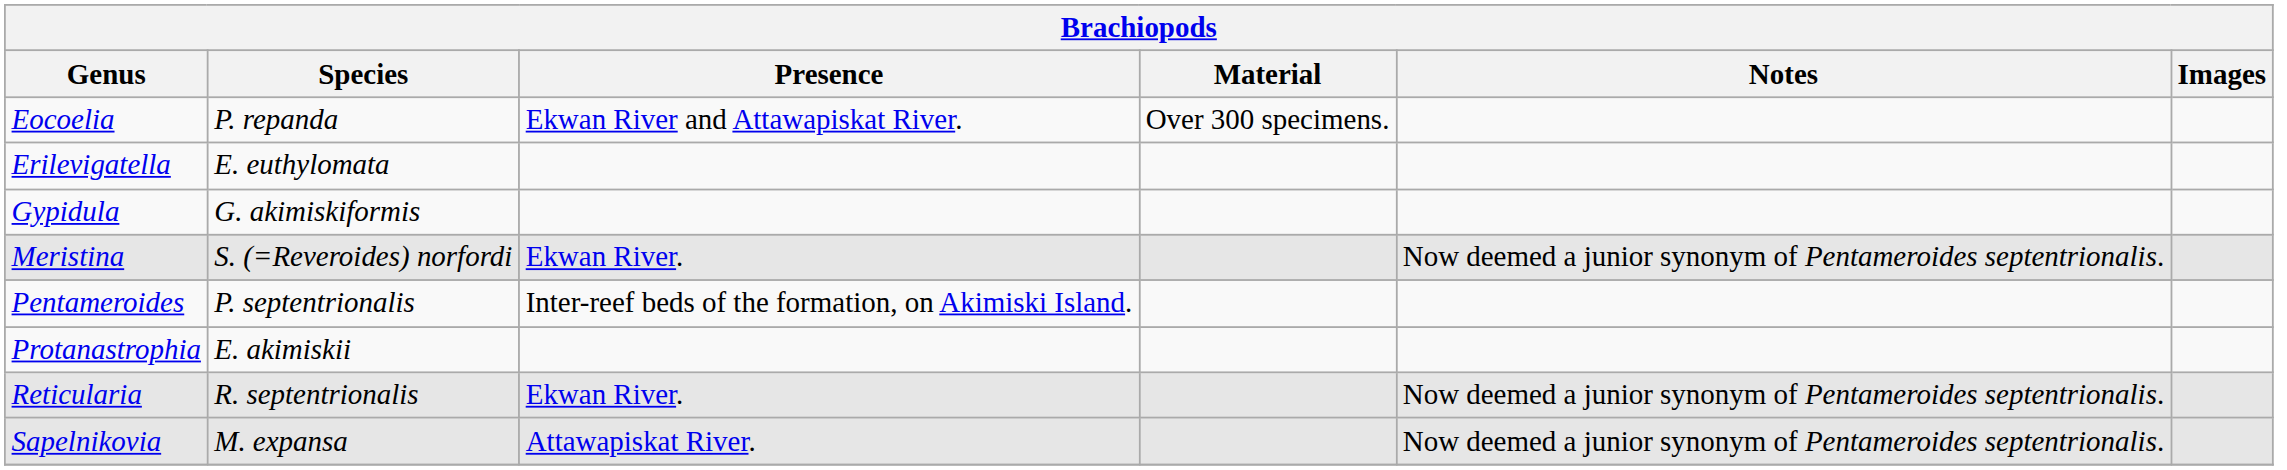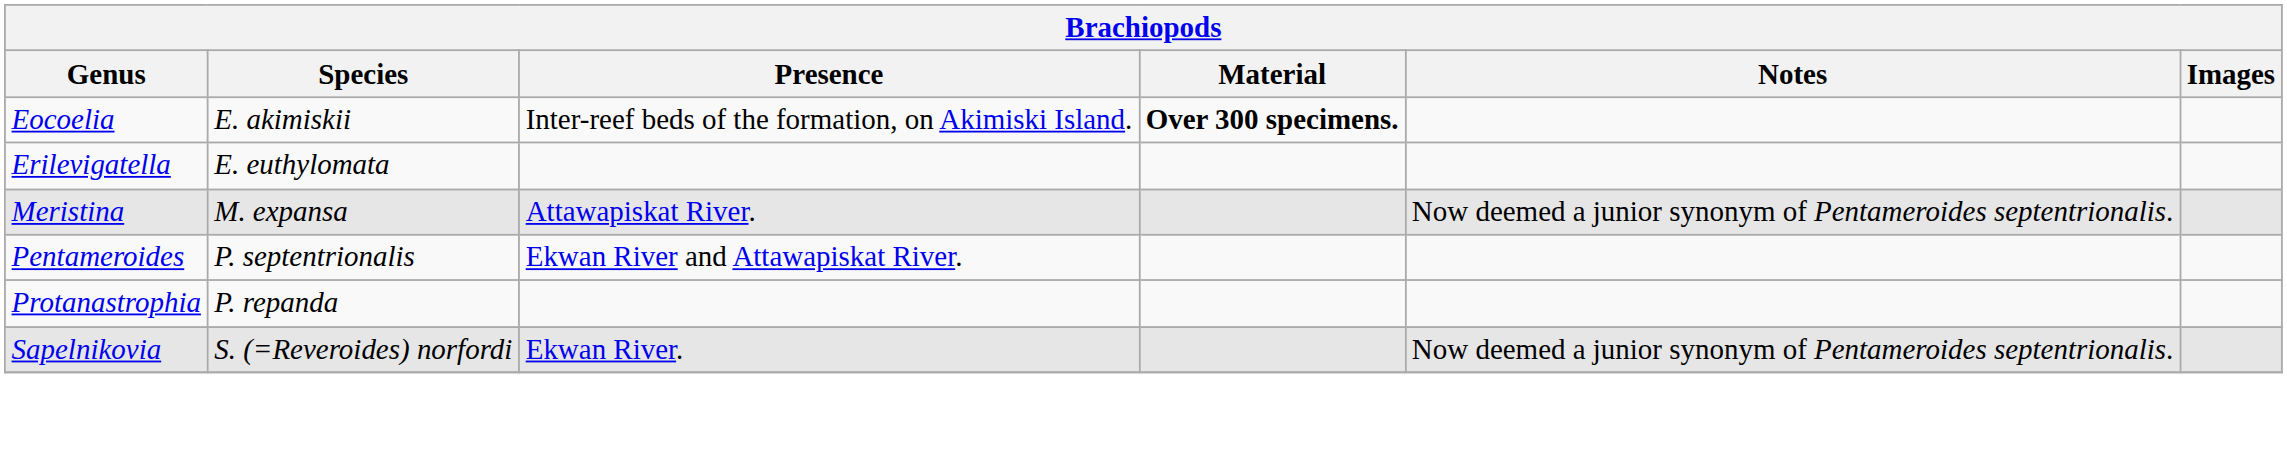(276, 119) P. repanda -> (283, 119) E. akimiskii
(744, 119) Ekwan River and Attawapiskat River. -> (829, 119) Inter-reef beds of the formation, on Akimiski Island.
(1268, 119) normal -> (1272, 119) bold
- row: (65, 211)
(363, 257) S. (=Reveroides) norfordi -> (281, 211) M. expansa
(605, 257) Ekwan River. -> (641, 211) Attawapiskat River.
(829, 303) Inter-reef beds of the formation, on Akimiski Island. -> (744, 257) Ekwan River and Attawapiskat River.
(283, 348) E. akimiskii -> (276, 303) P. repanda
- row: (77, 394)
(281, 440) M. expansa -> (363, 348) S. (=Reveroides) norfordi
(641, 440) Attawapiskat River. -> (605, 348) Ekwan River.
